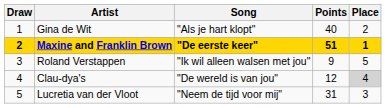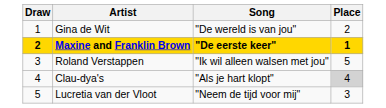- column: (331, 12)
(216, 29) "Als je hart klopt" -> (246, 29) "De wereld is van jou"
(227, 78) "De wereld is van jou" -> (234, 78) "Als je hart klopt"
